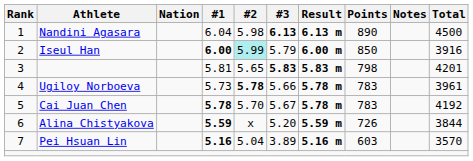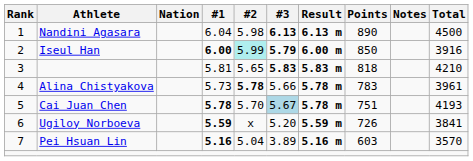(283, 50) normal -> (283, 50) bold
(367, 68) 798 -> (367, 68) 818
(449, 68) 4201 -> (449, 68) 4210
(90, 86) Ugiloy Norboeva -> (97, 86) Alina Chistyakova
(283, 105) no background -> (283, 105) lightblue background
(367, 105) 783 -> (367, 105) 751
(449, 105) 4192 -> (449, 105) 4193
(97, 123) Alina Chistyakova -> (90, 123) Ugiloy Norboeva
(449, 123) 3844 -> (449, 123) 3841
